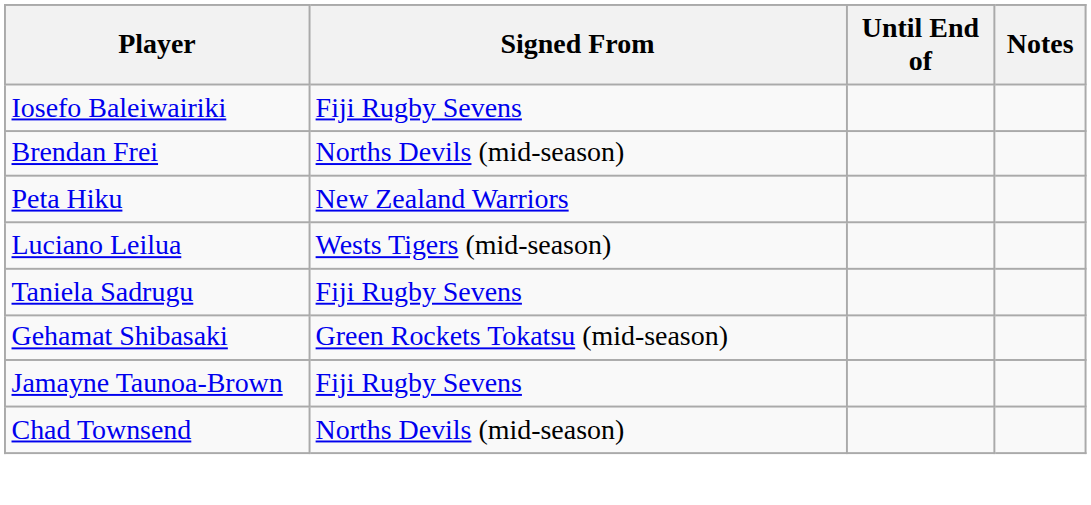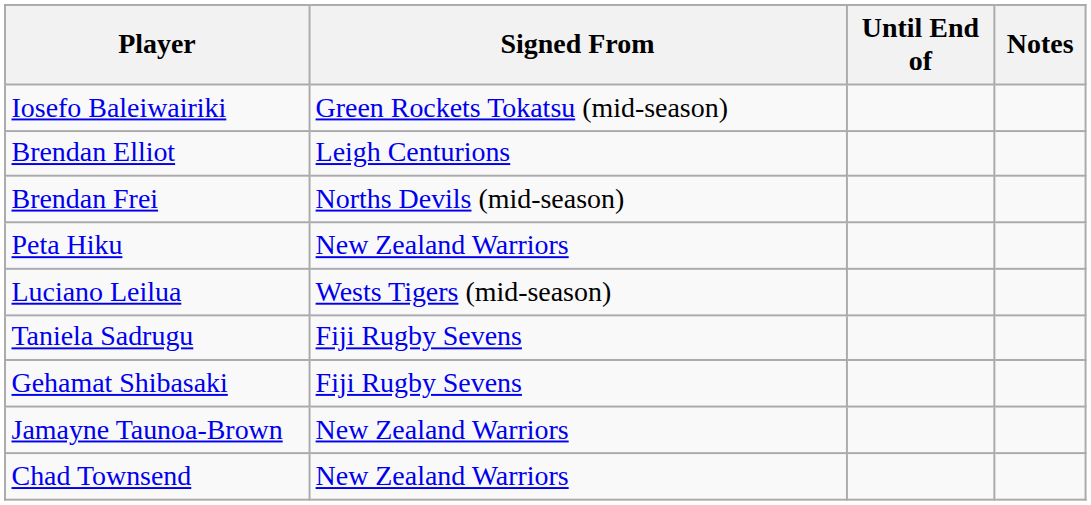(419, 106) Fiji Rugby Sevens -> (522, 106) Green Rockets Tokatsu (mid-season)
+ row: (93, 153)
(522, 337) Green Rockets Tokatsu (mid-season) -> (419, 383) Fiji Rugby Sevens
(419, 383) Fiji Rugby Sevens -> (442, 429) New Zealand Warriors
(470, 429) Norths Devils (mid-season) -> (442, 475) New Zealand Warriors
